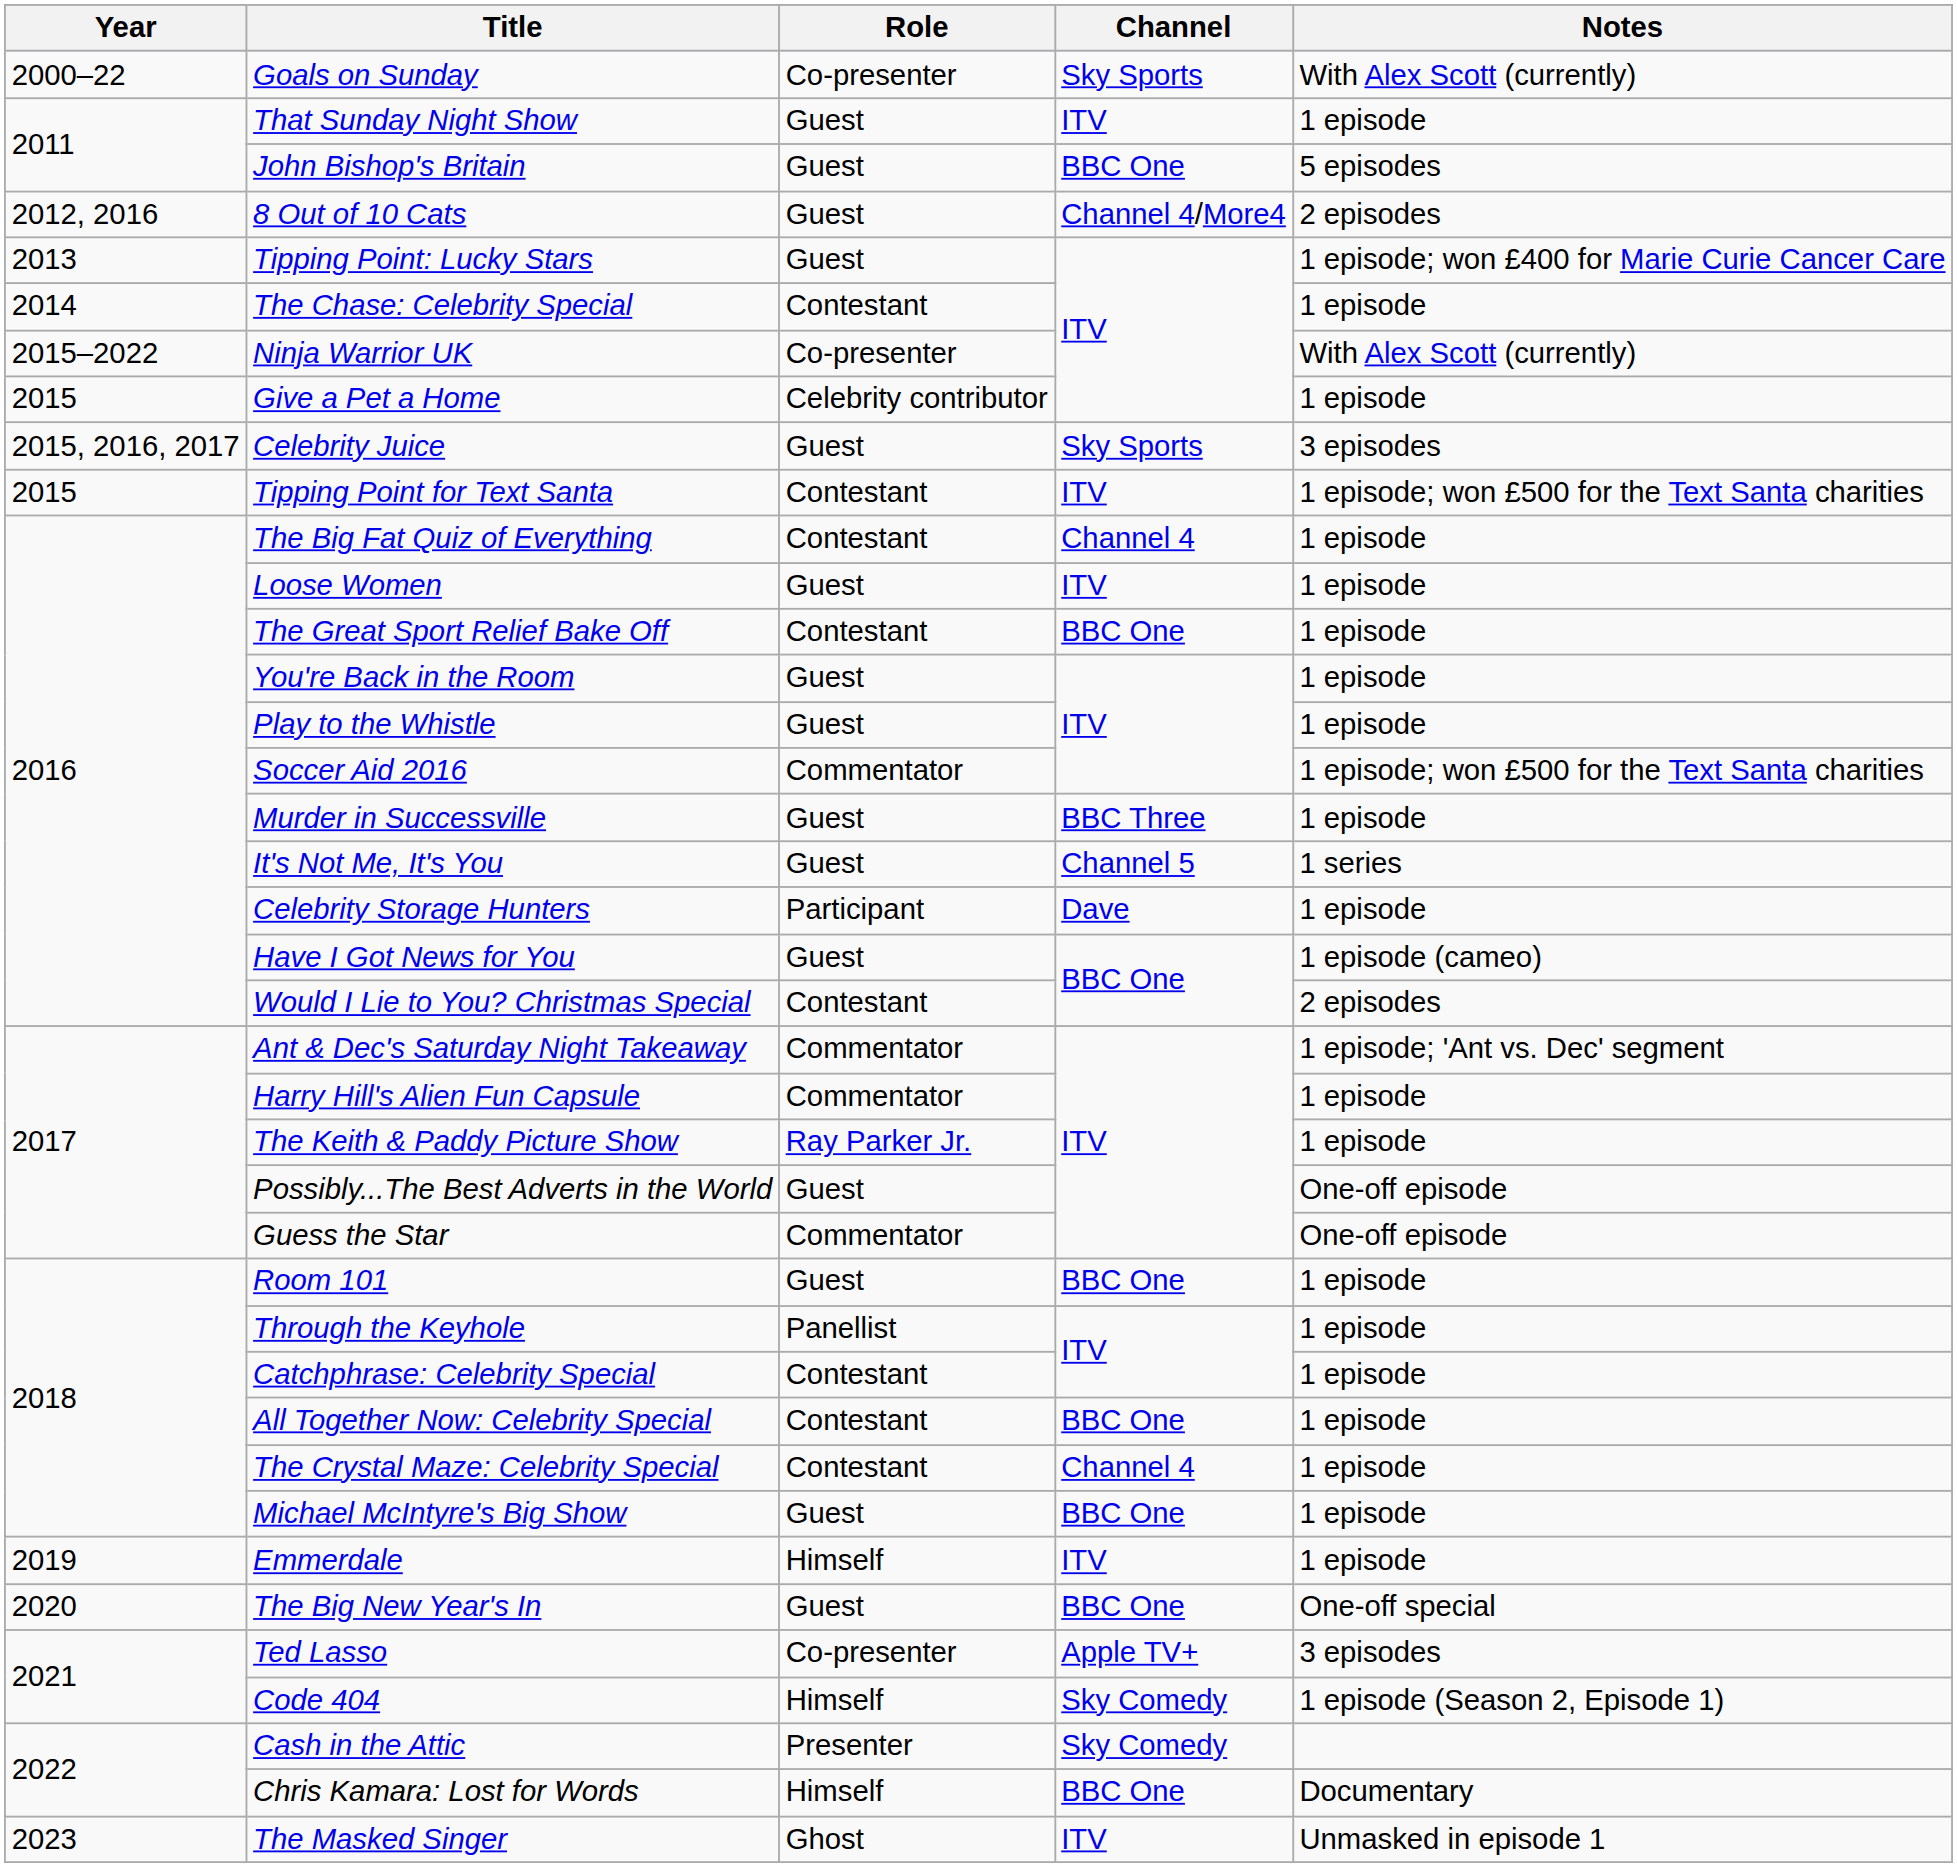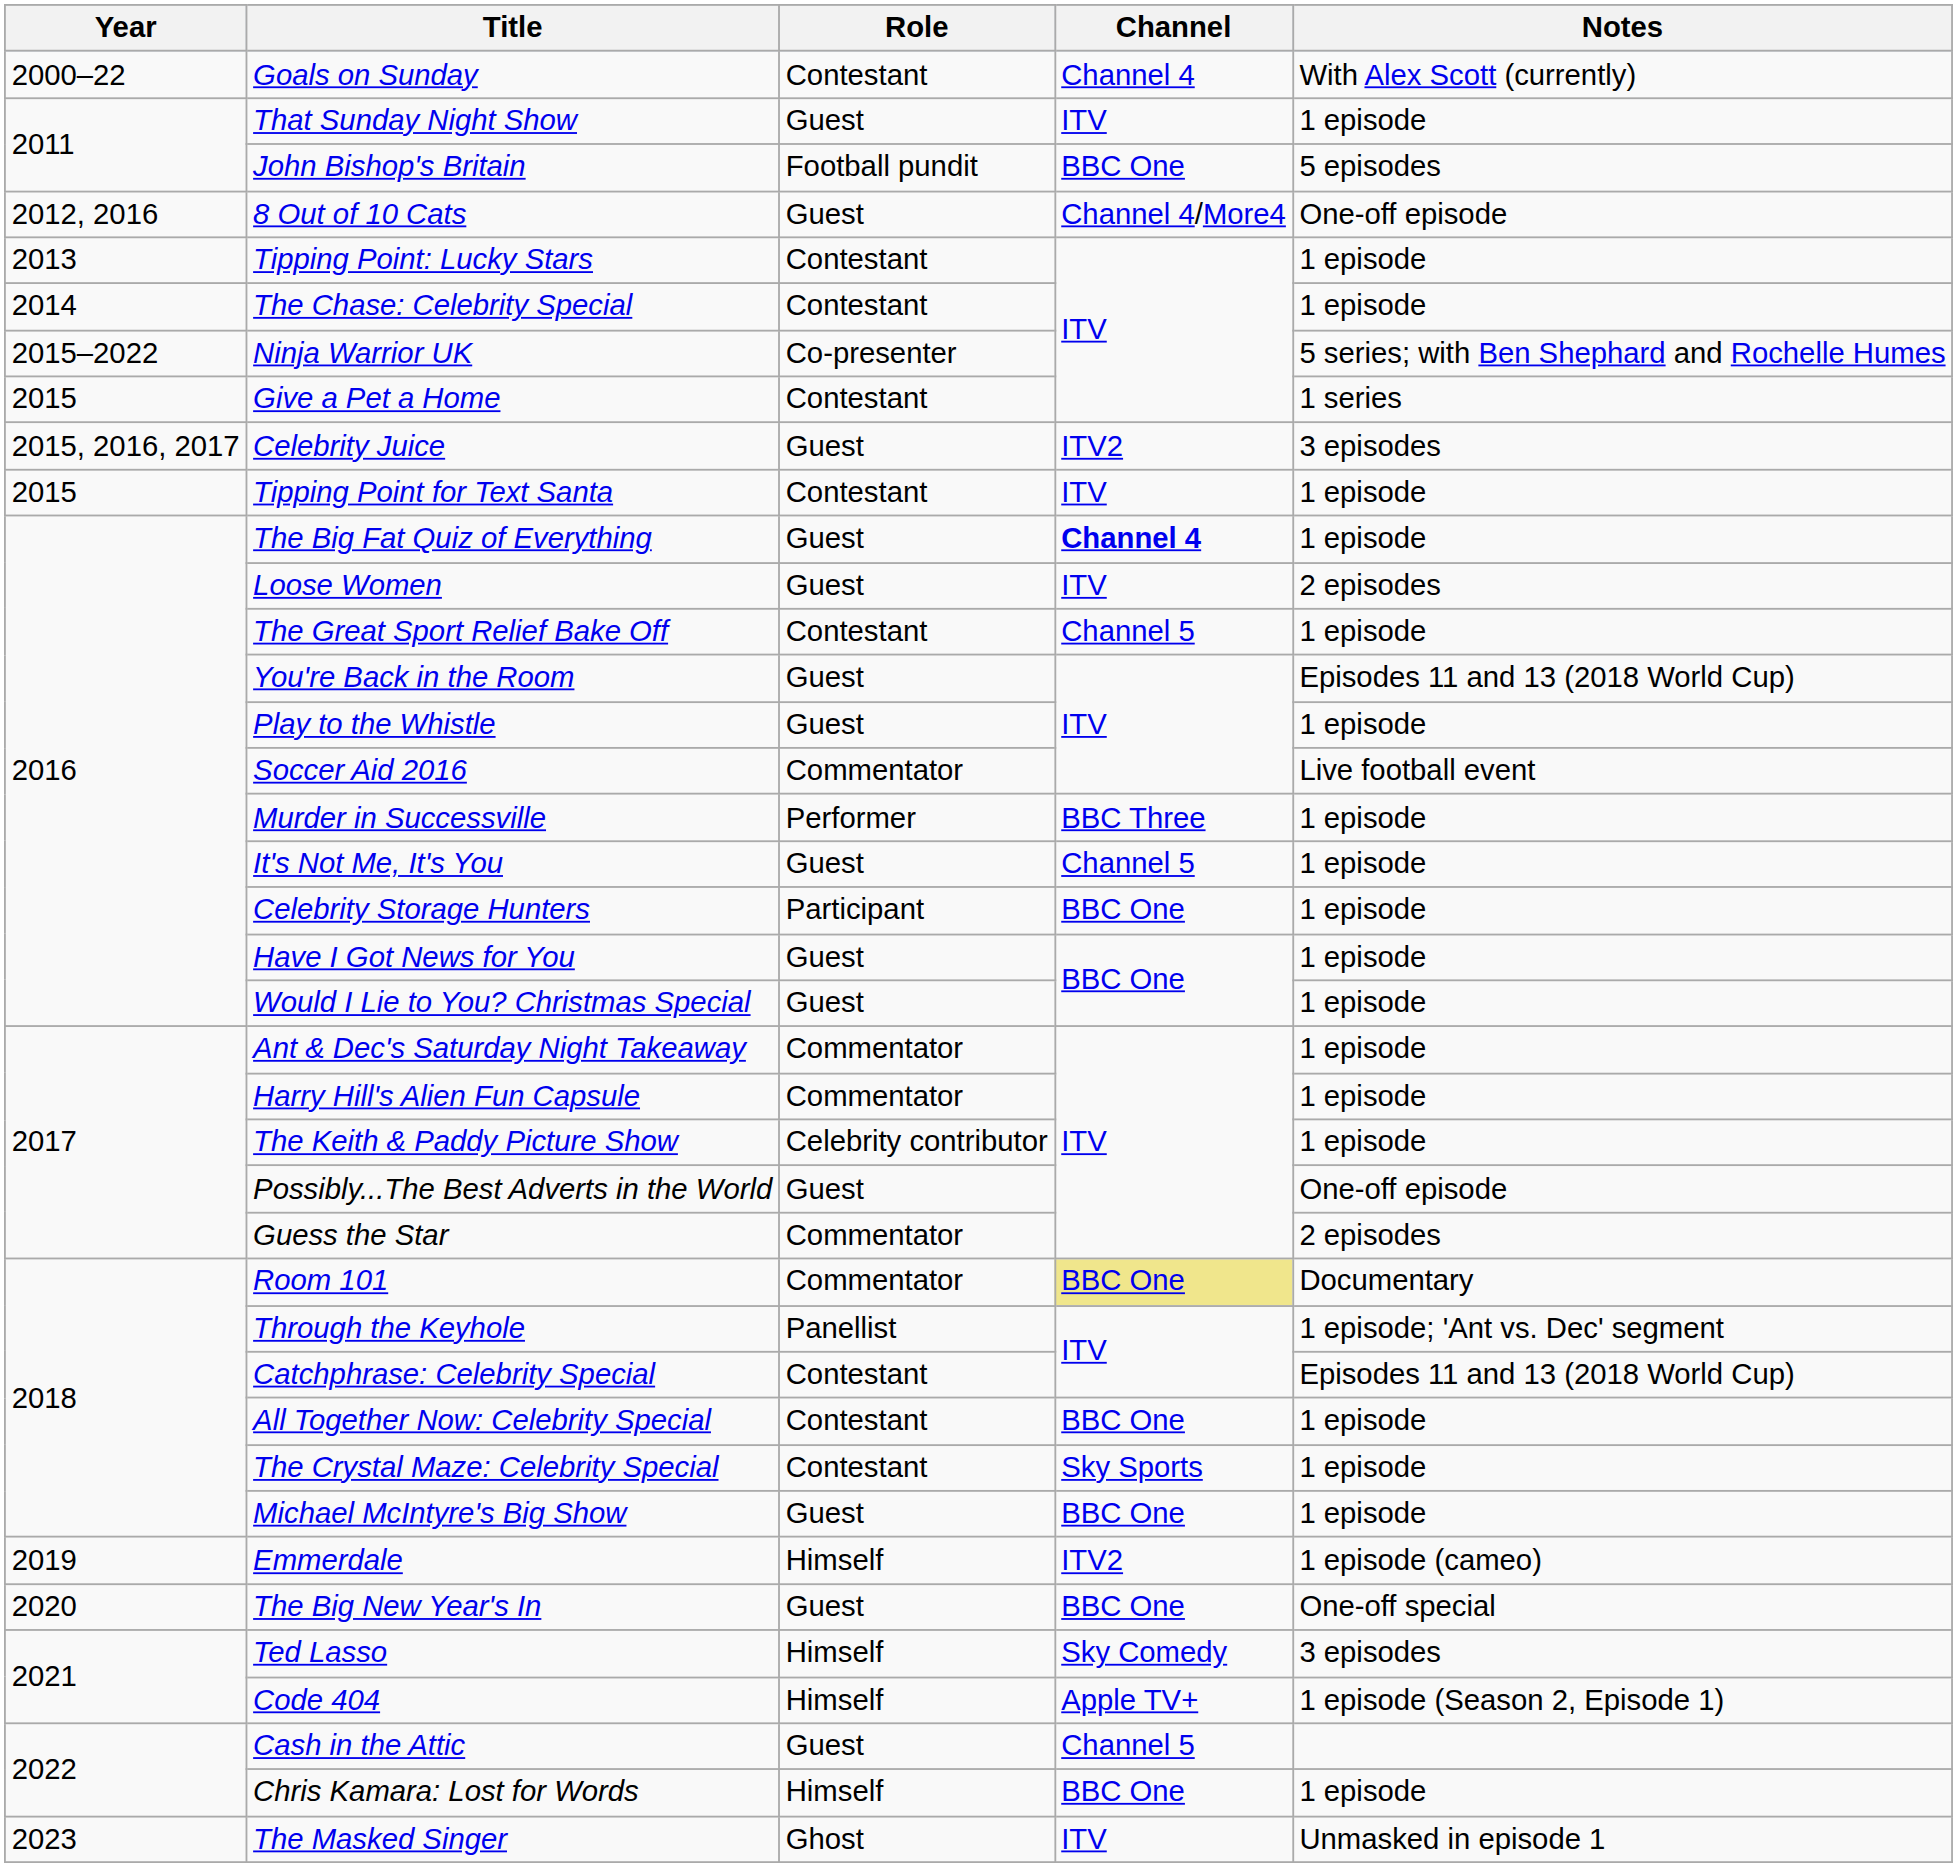(871, 74) Co-presenter -> (857, 74) Contestant
(1132, 74) Sky Sports -> (1128, 74) Channel 4
(825, 167) Guest -> (882, 167) Football pundit
(1370, 213) 2 episodes -> (1403, 213) One-off episode
(825, 259) Guest -> (857, 259) Contestant
(1622, 259) 1 episode; won £400 for Marie Curie Cancer Care -> (1363, 259) 1 episode
(1468, 352) With Alex Scott (currently) -> (1622, 352) 5 series; with Ben Shephard and Rochelle Humes
(917, 399) Celebrity contributor -> (857, 399) Contestant
(1363, 399) 1 episode -> (1351, 399) 1 series
(1132, 445) Sky Sports -> (1092, 445) ITV2
(1612, 492) 1 episode; won £500 for the Text Santa charities -> (1363, 492) 1 episode
(857, 538) Contestant -> (825, 538) Guest
(1128, 538) normal -> (1131, 538) bold
(1363, 584) 1 episode -> (1370, 584) 2 episodes
(1123, 631) BBC One -> (1128, 631) Channel 5
(1363, 677) 1 episode -> (1547, 677) Episodes 11 and 13 (2018 World Cup)
(1612, 770) 1 episode; won £500 for the Text Santa charities -> (1417, 770) Live football event
(825, 817) Guest -> (851, 817) Performer
(1351, 863) 1 series -> (1363, 863) 1 episode
(1095, 910) Dave -> (1123, 910) BBC One
(1421, 956) 1 episode (cameo) -> (1363, 956) 1 episode
(857, 1002) Contestant -> (825, 1002) Guest
(1370, 1002) 2 episodes -> (1363, 1002) 1 episode
(1512, 1049) 1 episode; 'Ant vs. Dec' segment -> (1363, 1049) 1 episode
(878, 1142) Ray Parker Jr. -> (917, 1142) Celebrity contributor
(1403, 1235) One-off episode -> (1370, 1235) 2 episodes
(825, 1281) Guest -> (874, 1281) Commentator
(1123, 1281) no background -> (1123, 1281) khaki background
(1363, 1281) 1 episode -> (1386, 1281) Documentary
(1363, 1327) 1 episode -> (1512, 1327) 1 episode; 'Ant vs. Dec' segment
(1363, 1374) 1 episode -> (1547, 1374) Episodes 11 and 13 (2018 World Cup)
(1128, 1467) Channel 4 -> (1132, 1467) Sky Sports
(1084, 1560) ITV -> (1092, 1560) ITV2
(1363, 1560) 1 episode -> (1421, 1560) 1 episode (cameo)
(871, 1652) Co-presenter -> (835, 1652) Himself
(1130, 1652) Apple TV+ -> (1144, 1652) Sky Comedy
(1144, 1699) Sky Comedy -> (1130, 1699) Apple TV+
(849, 1745) Presenter -> (825, 1745) Guest
(1144, 1745) Sky Comedy -> (1128, 1745) Channel 5
(1386, 1792) Documentary -> (1363, 1792) 1 episode
